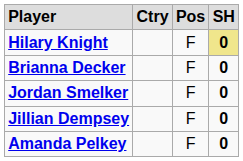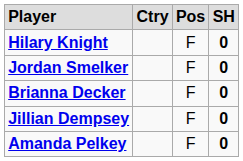(224, 42) khaki background -> (224, 42) no background
rows swapped: (67, 67) <-> (68, 93)
